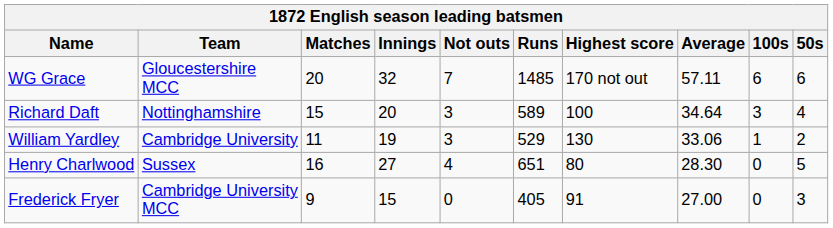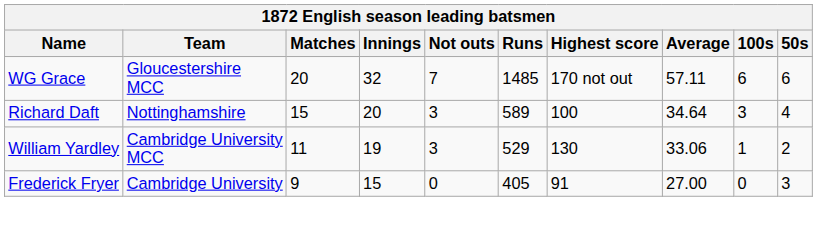(220, 139) Cambridge University -> (205, 148) Cambridge University MCC
- row: (71, 165)
(220, 200) Cambridge University MCC -> (205, 183) Cambridge University
